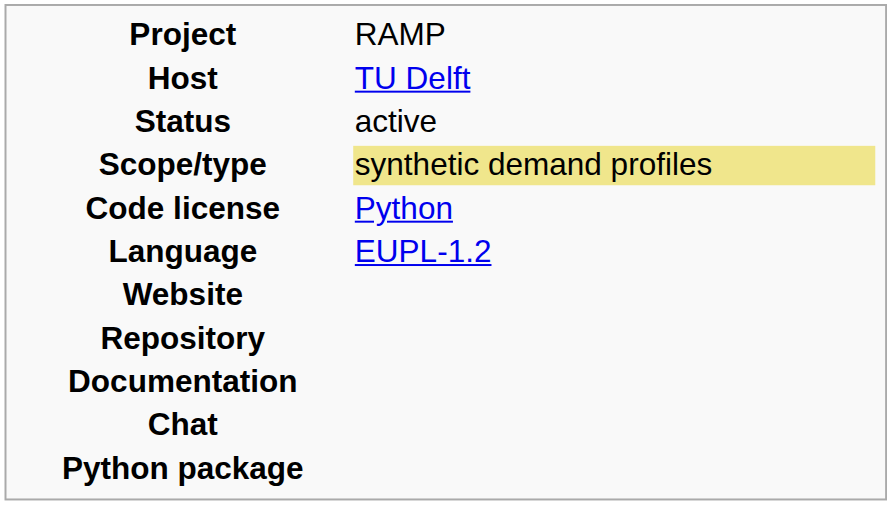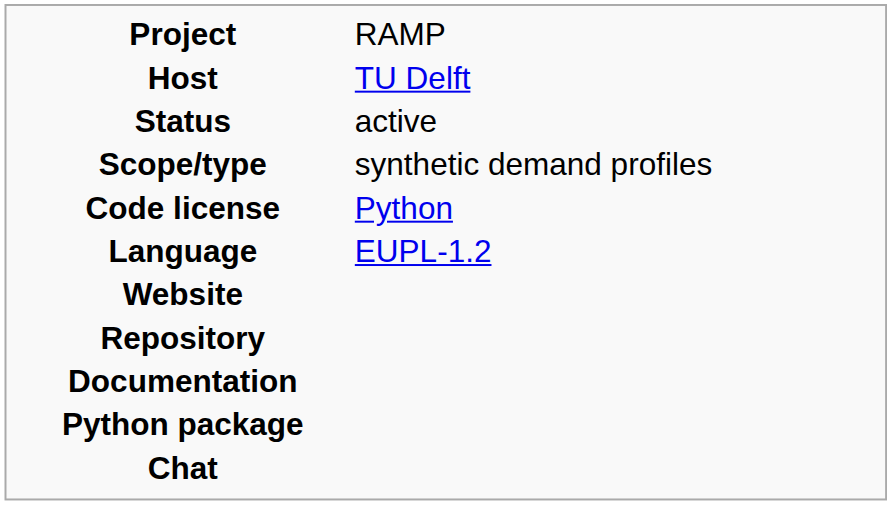(534, 165) khaki background -> (534, 165) no background
rows swapped: (183, 468) <-> (183, 425)
